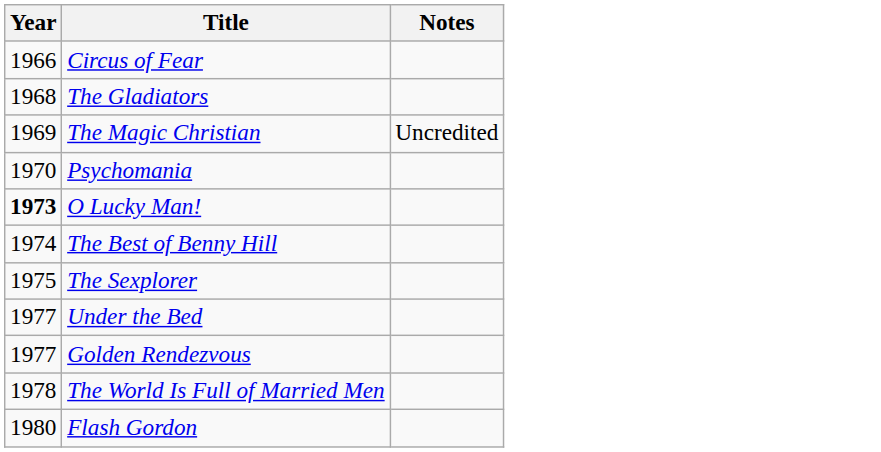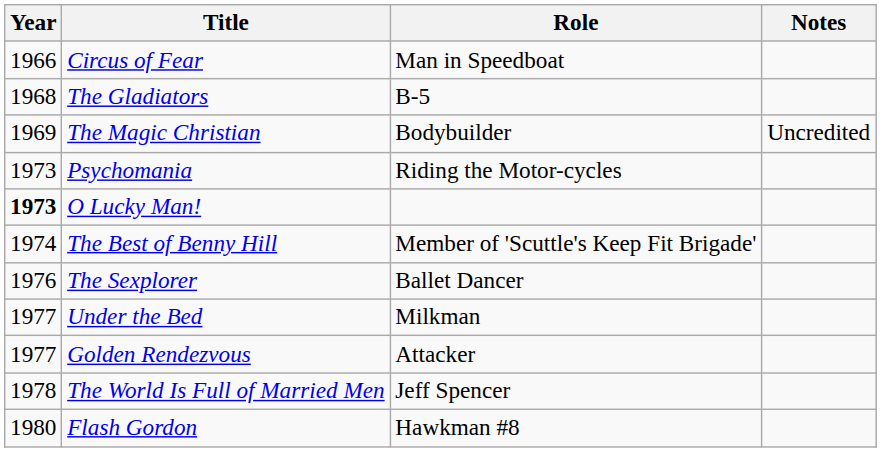+ column: (576, 22)
(33, 170) 1970 -> (33, 170) 1973
(33, 280) 1975 -> (33, 280) 1976
